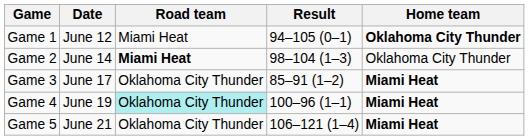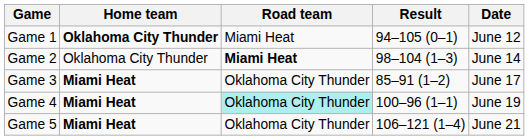columns swapped: (87, 15) <-> (443, 15)
